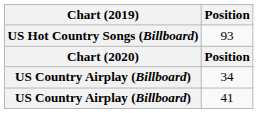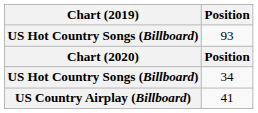(103, 77) US Country Airplay (Billboard) -> (103, 77) US Hot Country Songs (Billboard)
